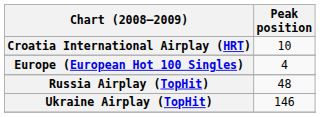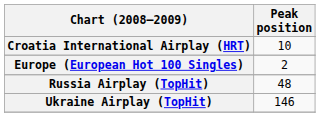(284, 65) 4 -> (284, 65) 2
